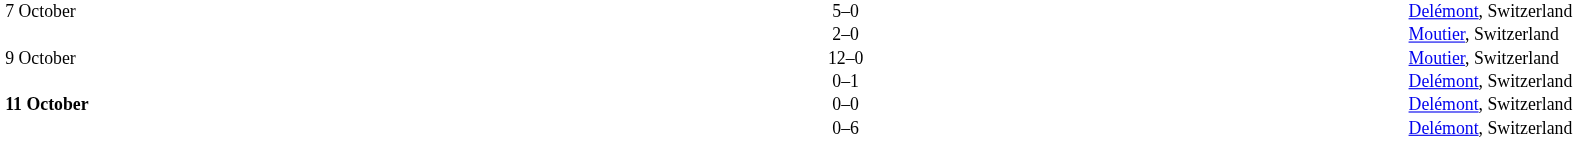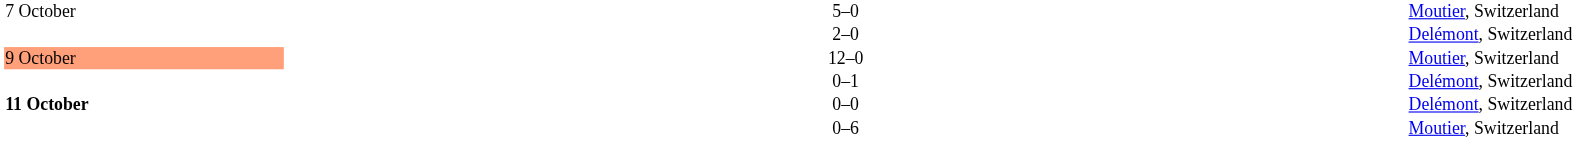(1490, 11) Delémont, Switzerland -> (1484, 11) Moutier, Switzerland
(1484, 34) Moutier, Switzerland -> (1490, 34) Delémont, Switzerland
(40, 58) no background -> (40, 58) lightsalmon background
(1490, 128) Delémont, Switzerland -> (1484, 128) Moutier, Switzerland
